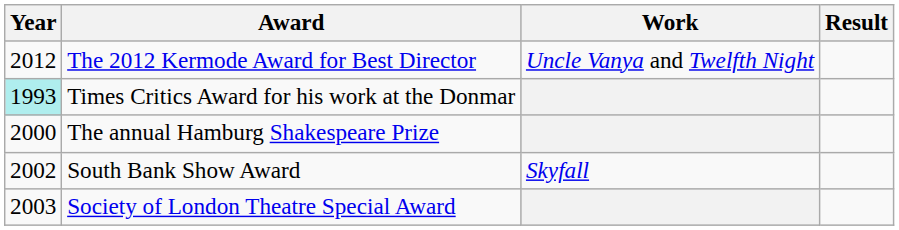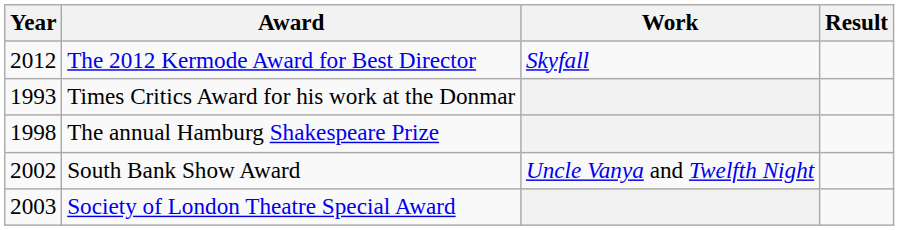(670, 59) Uncle Vanya and Twelfth Night -> (558, 59) Skyfall
(33, 96) paleturquoise background -> (33, 96) no background
(33, 133) 2000 -> (33, 133) 1998
(558, 170) Skyfall -> (670, 170) Uncle Vanya and Twelfth Night
